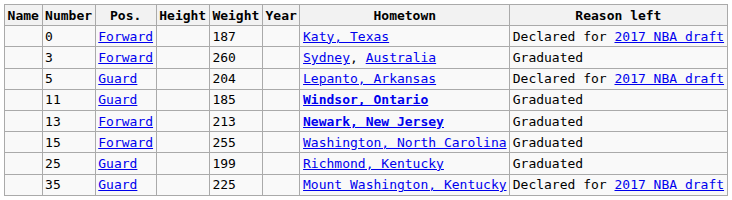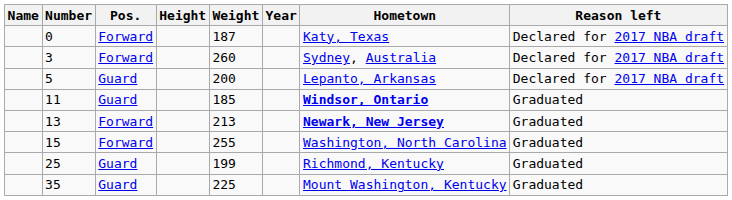(548, 57) Graduated -> (618, 57) Declared for 2017 NBA draft
(224, 79) 204 -> (224, 79) 200
(618, 185) Declared for 2017 NBA draft -> (548, 185) Graduated
